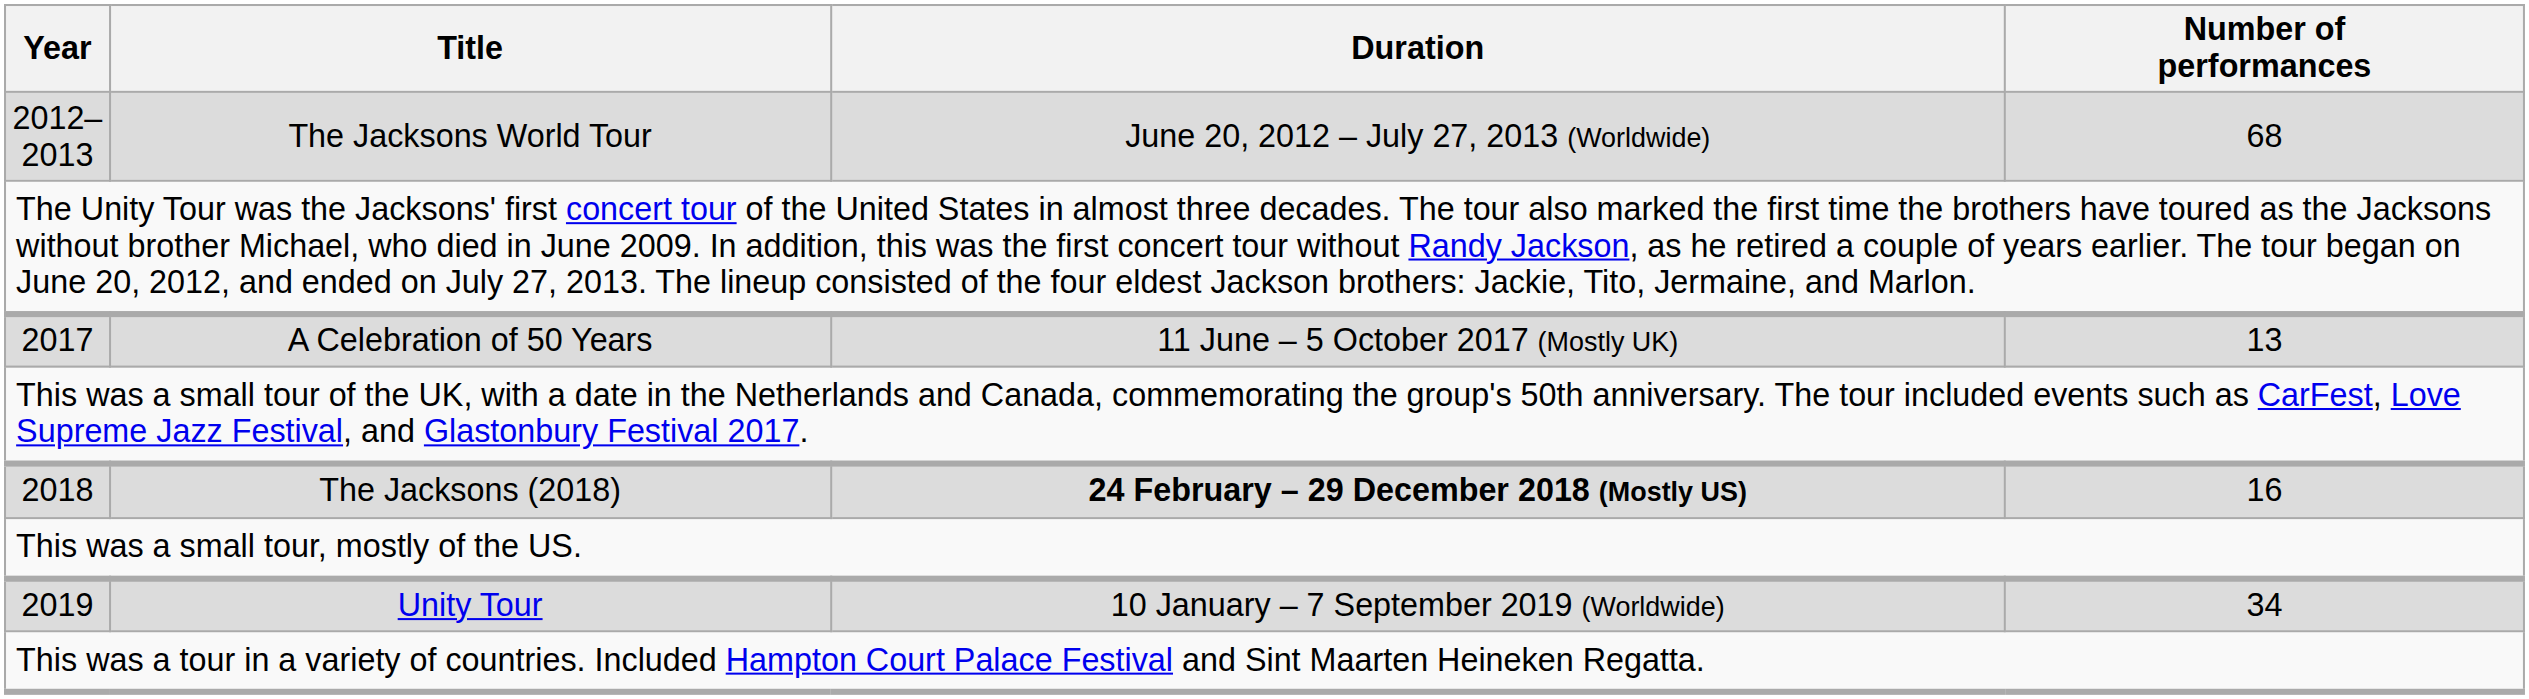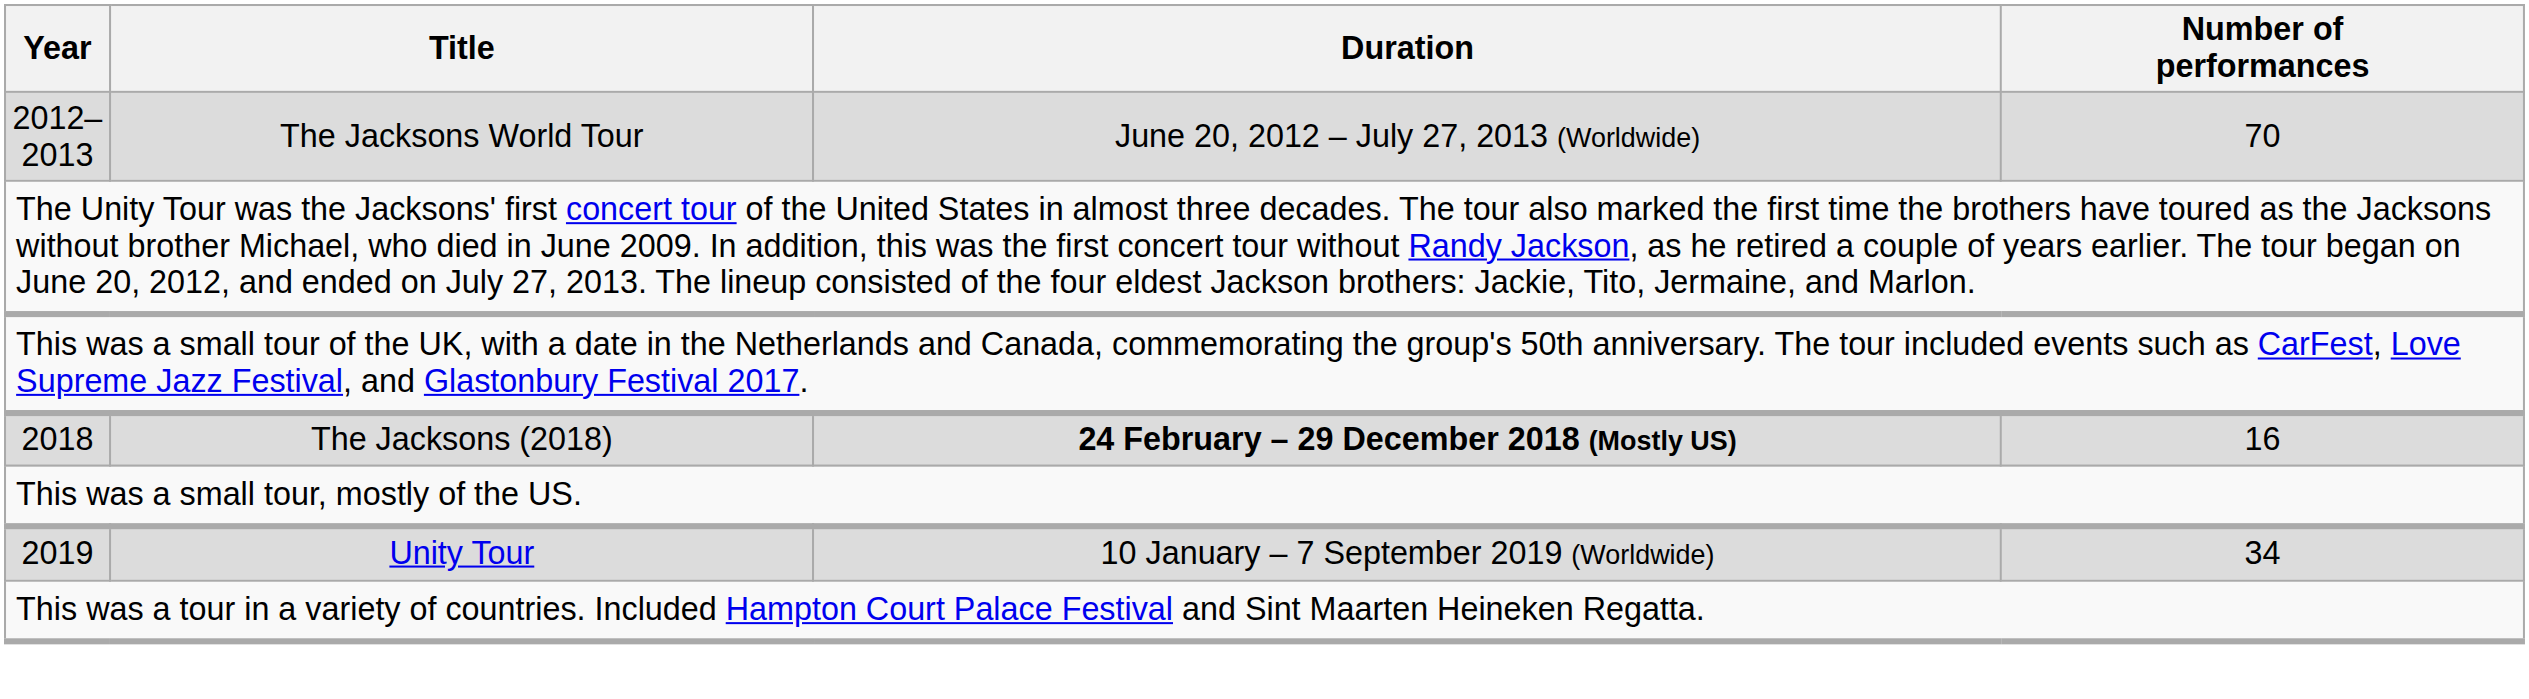(2264, 135) 68 -> (2263, 135) 70
- row: (57, 340)
